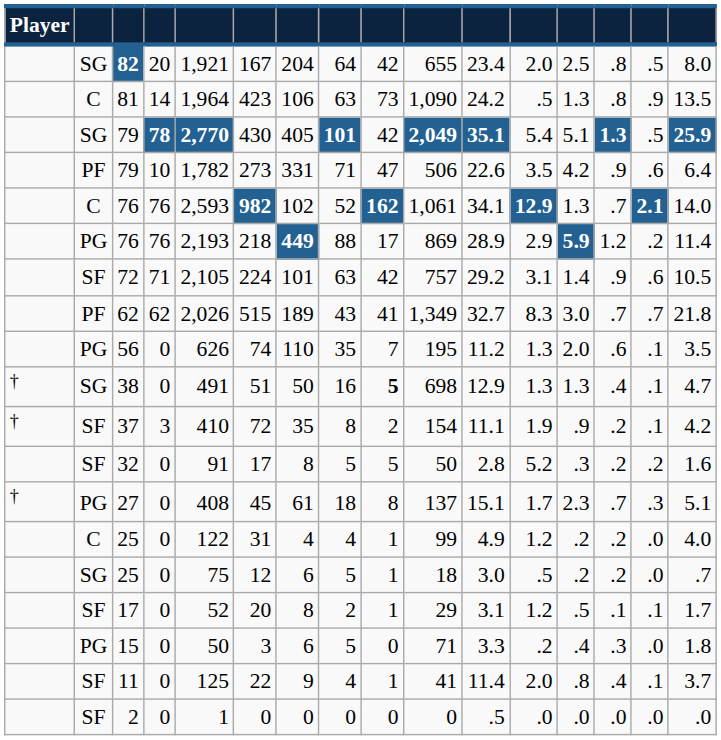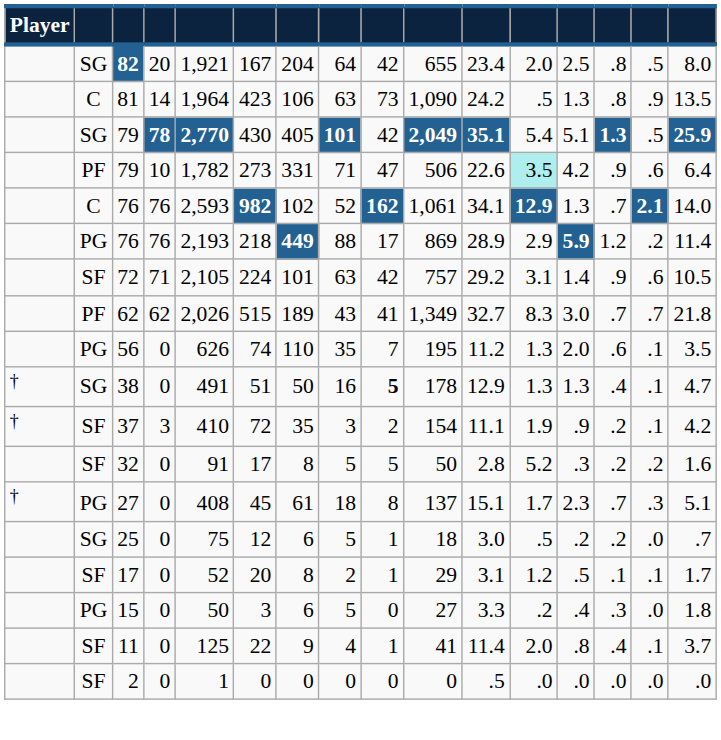(539, 170) no background -> (539, 170) paleturquoise background
(441, 386) 698 -> (441, 386) 178
(351, 426) 8 -> (351, 426) 3
- row: (93, 539)
(446, 646) 71 -> (446, 610) 27
